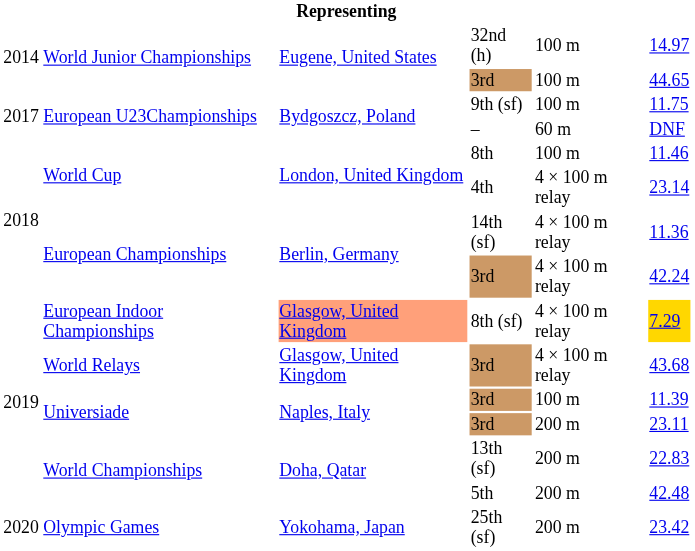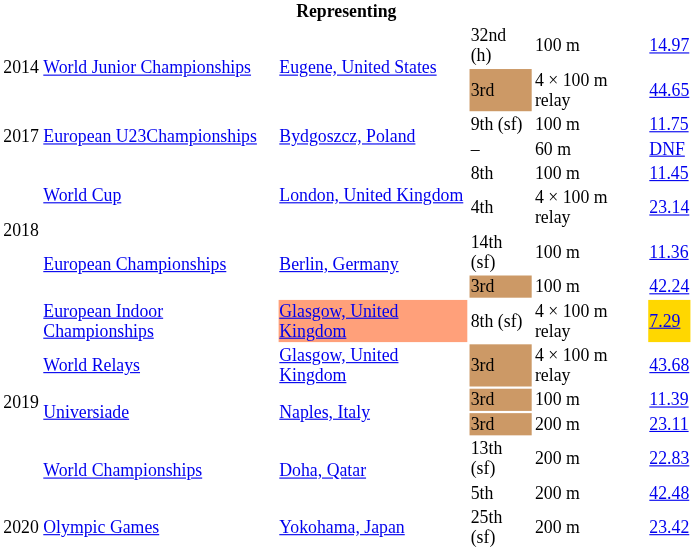(557, 80) 100 m -> (571, 90) 4 × 100 m relay
(669, 153) 11.46 -> (669, 173) 11.45
(571, 232) 4 × 100 m relay -> (557, 252) 100 m
(571, 276) 4 × 100 m relay -> (557, 286) 100 m
